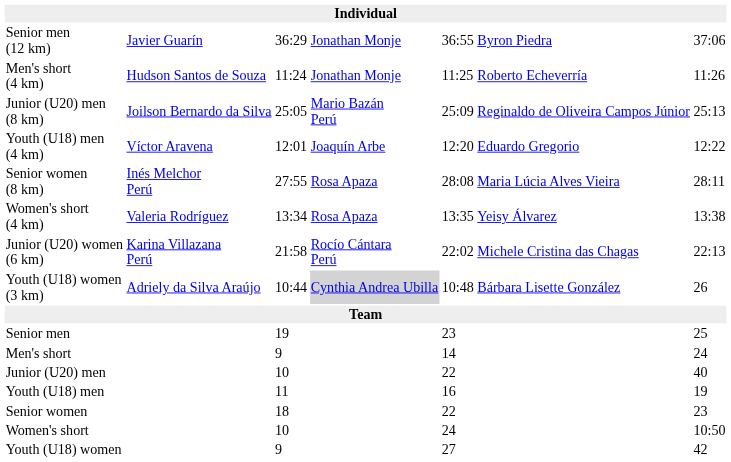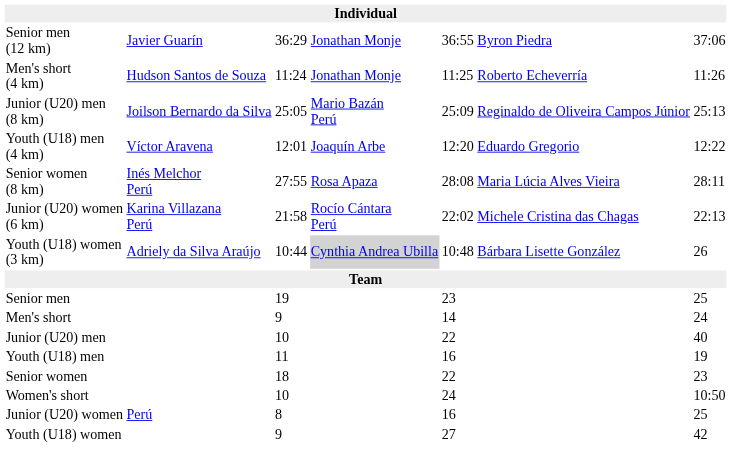- row: (47, 216)
+ row: (64, 414)
